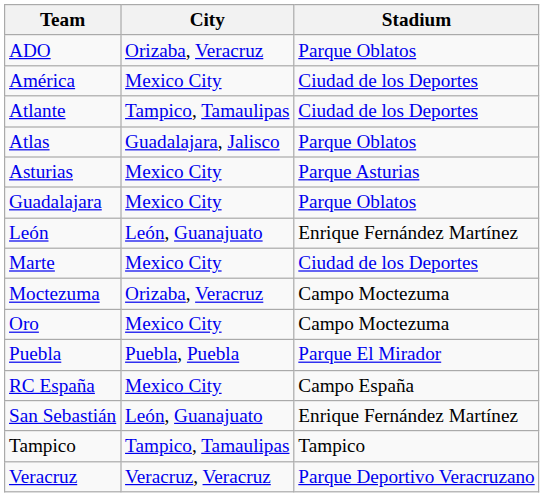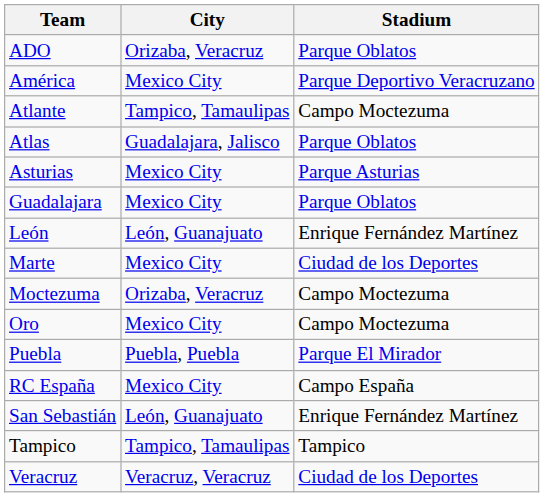(388, 80) Ciudad de los Deportes -> (417, 80) Parque Deportivo Veracruzano
(388, 111) Ciudad de los Deportes -> (374, 111) Campo Moctezuma
(417, 476) Parque Deportivo Veracruzano -> (388, 476) Ciudad de los Deportes
